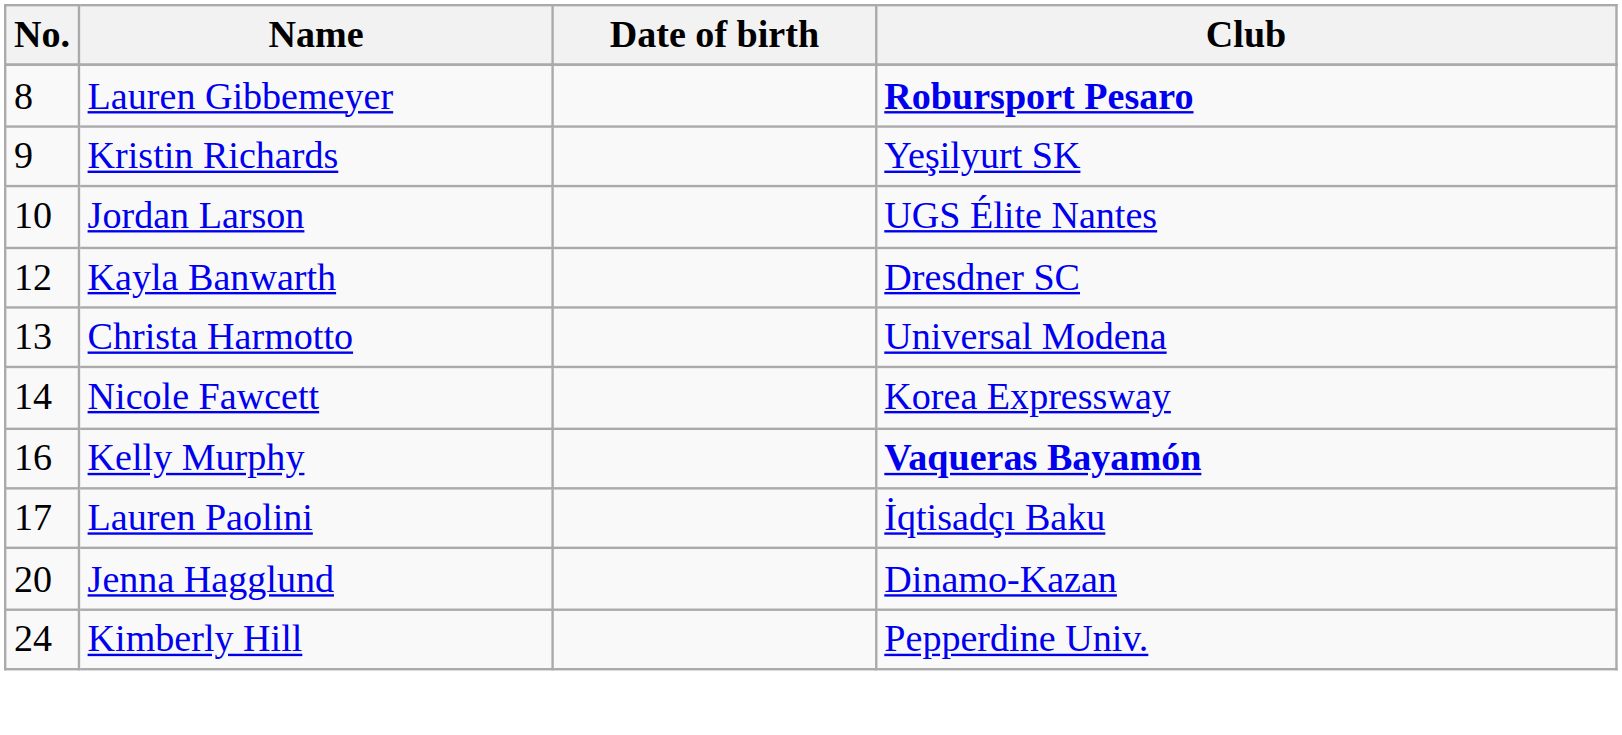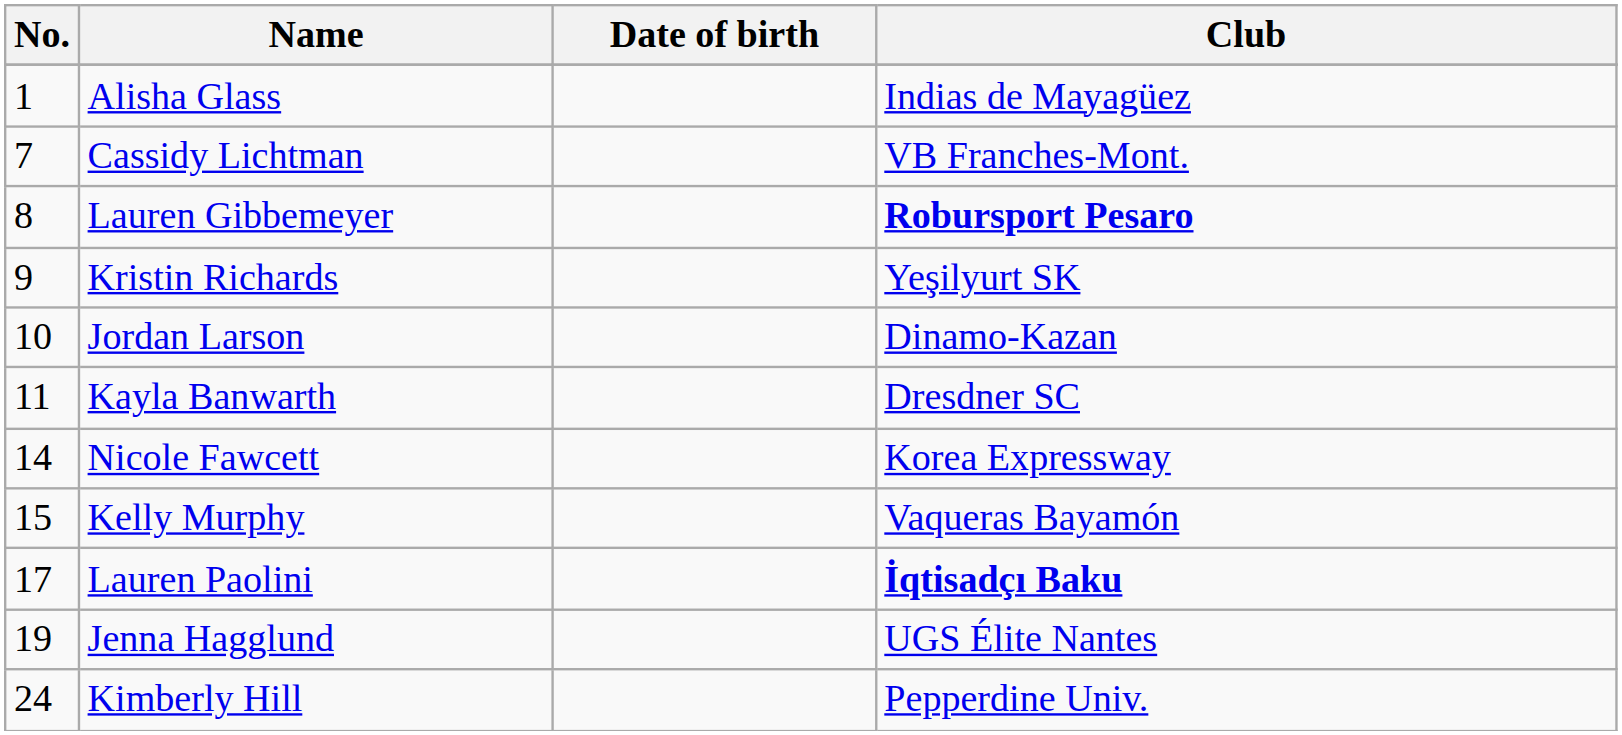+ row: (184, 95)
+ row: (226, 155)
(1021, 215) UGS Élite Nantes -> (1001, 336) Dinamo-Kazan
(33, 276) 12 -> (32, 397) 11
- row: (220, 336)
(33, 457) 16 -> (33, 517) 15
(1043, 457) bold -> (1032, 517) normal
(995, 517) normal -> (1003, 578) bold
(33, 578) 20 -> (33, 638) 19
(1001, 578) Dinamo-Kazan -> (1021, 638) UGS Élite Nantes
